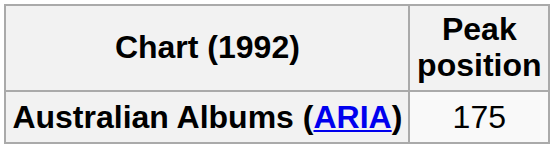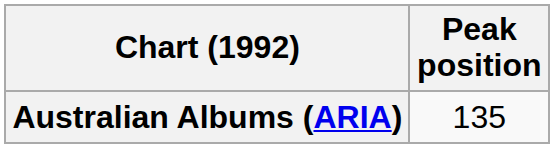(479, 116) 175 -> (479, 116) 135
